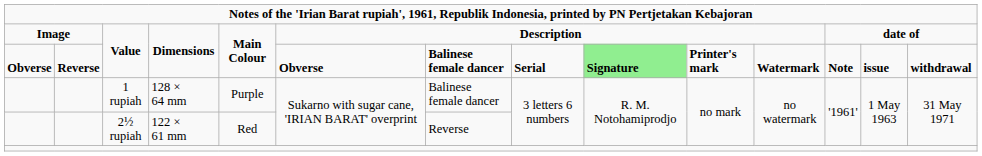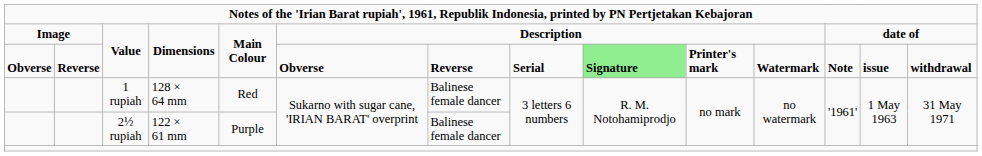(466, 61) Balinese female dancer -> (452, 68) Reverse
(247, 94) Purple -> (248, 94) Red
(247, 128) Red -> (248, 128) Purple
(449, 128) Reverse -> (466, 128) Balinese female dancer
